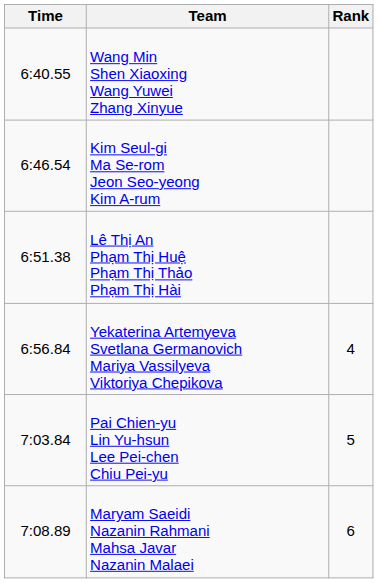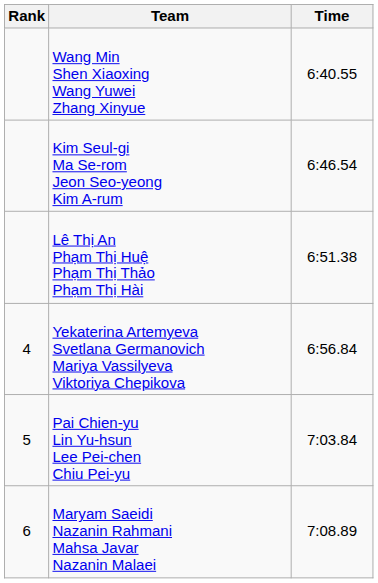columns swapped: (351, 16) <-> (46, 16)
